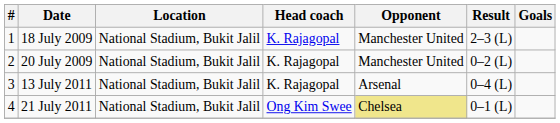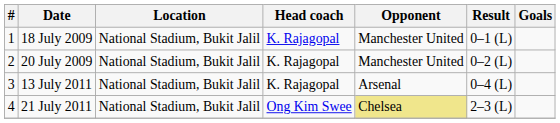(491, 38) 2–3 (L) -> (491, 38) 0–1 (L)
(491, 107) 0–1 (L) -> (491, 107) 2–3 (L)
